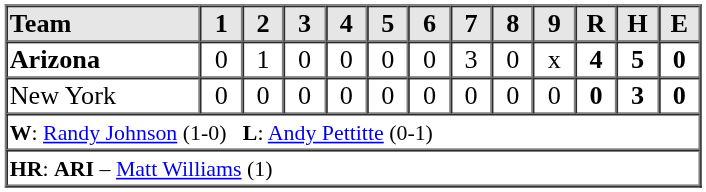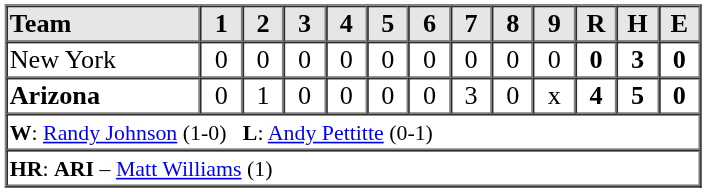rows swapped: (63, 95) <-> (55, 59)
